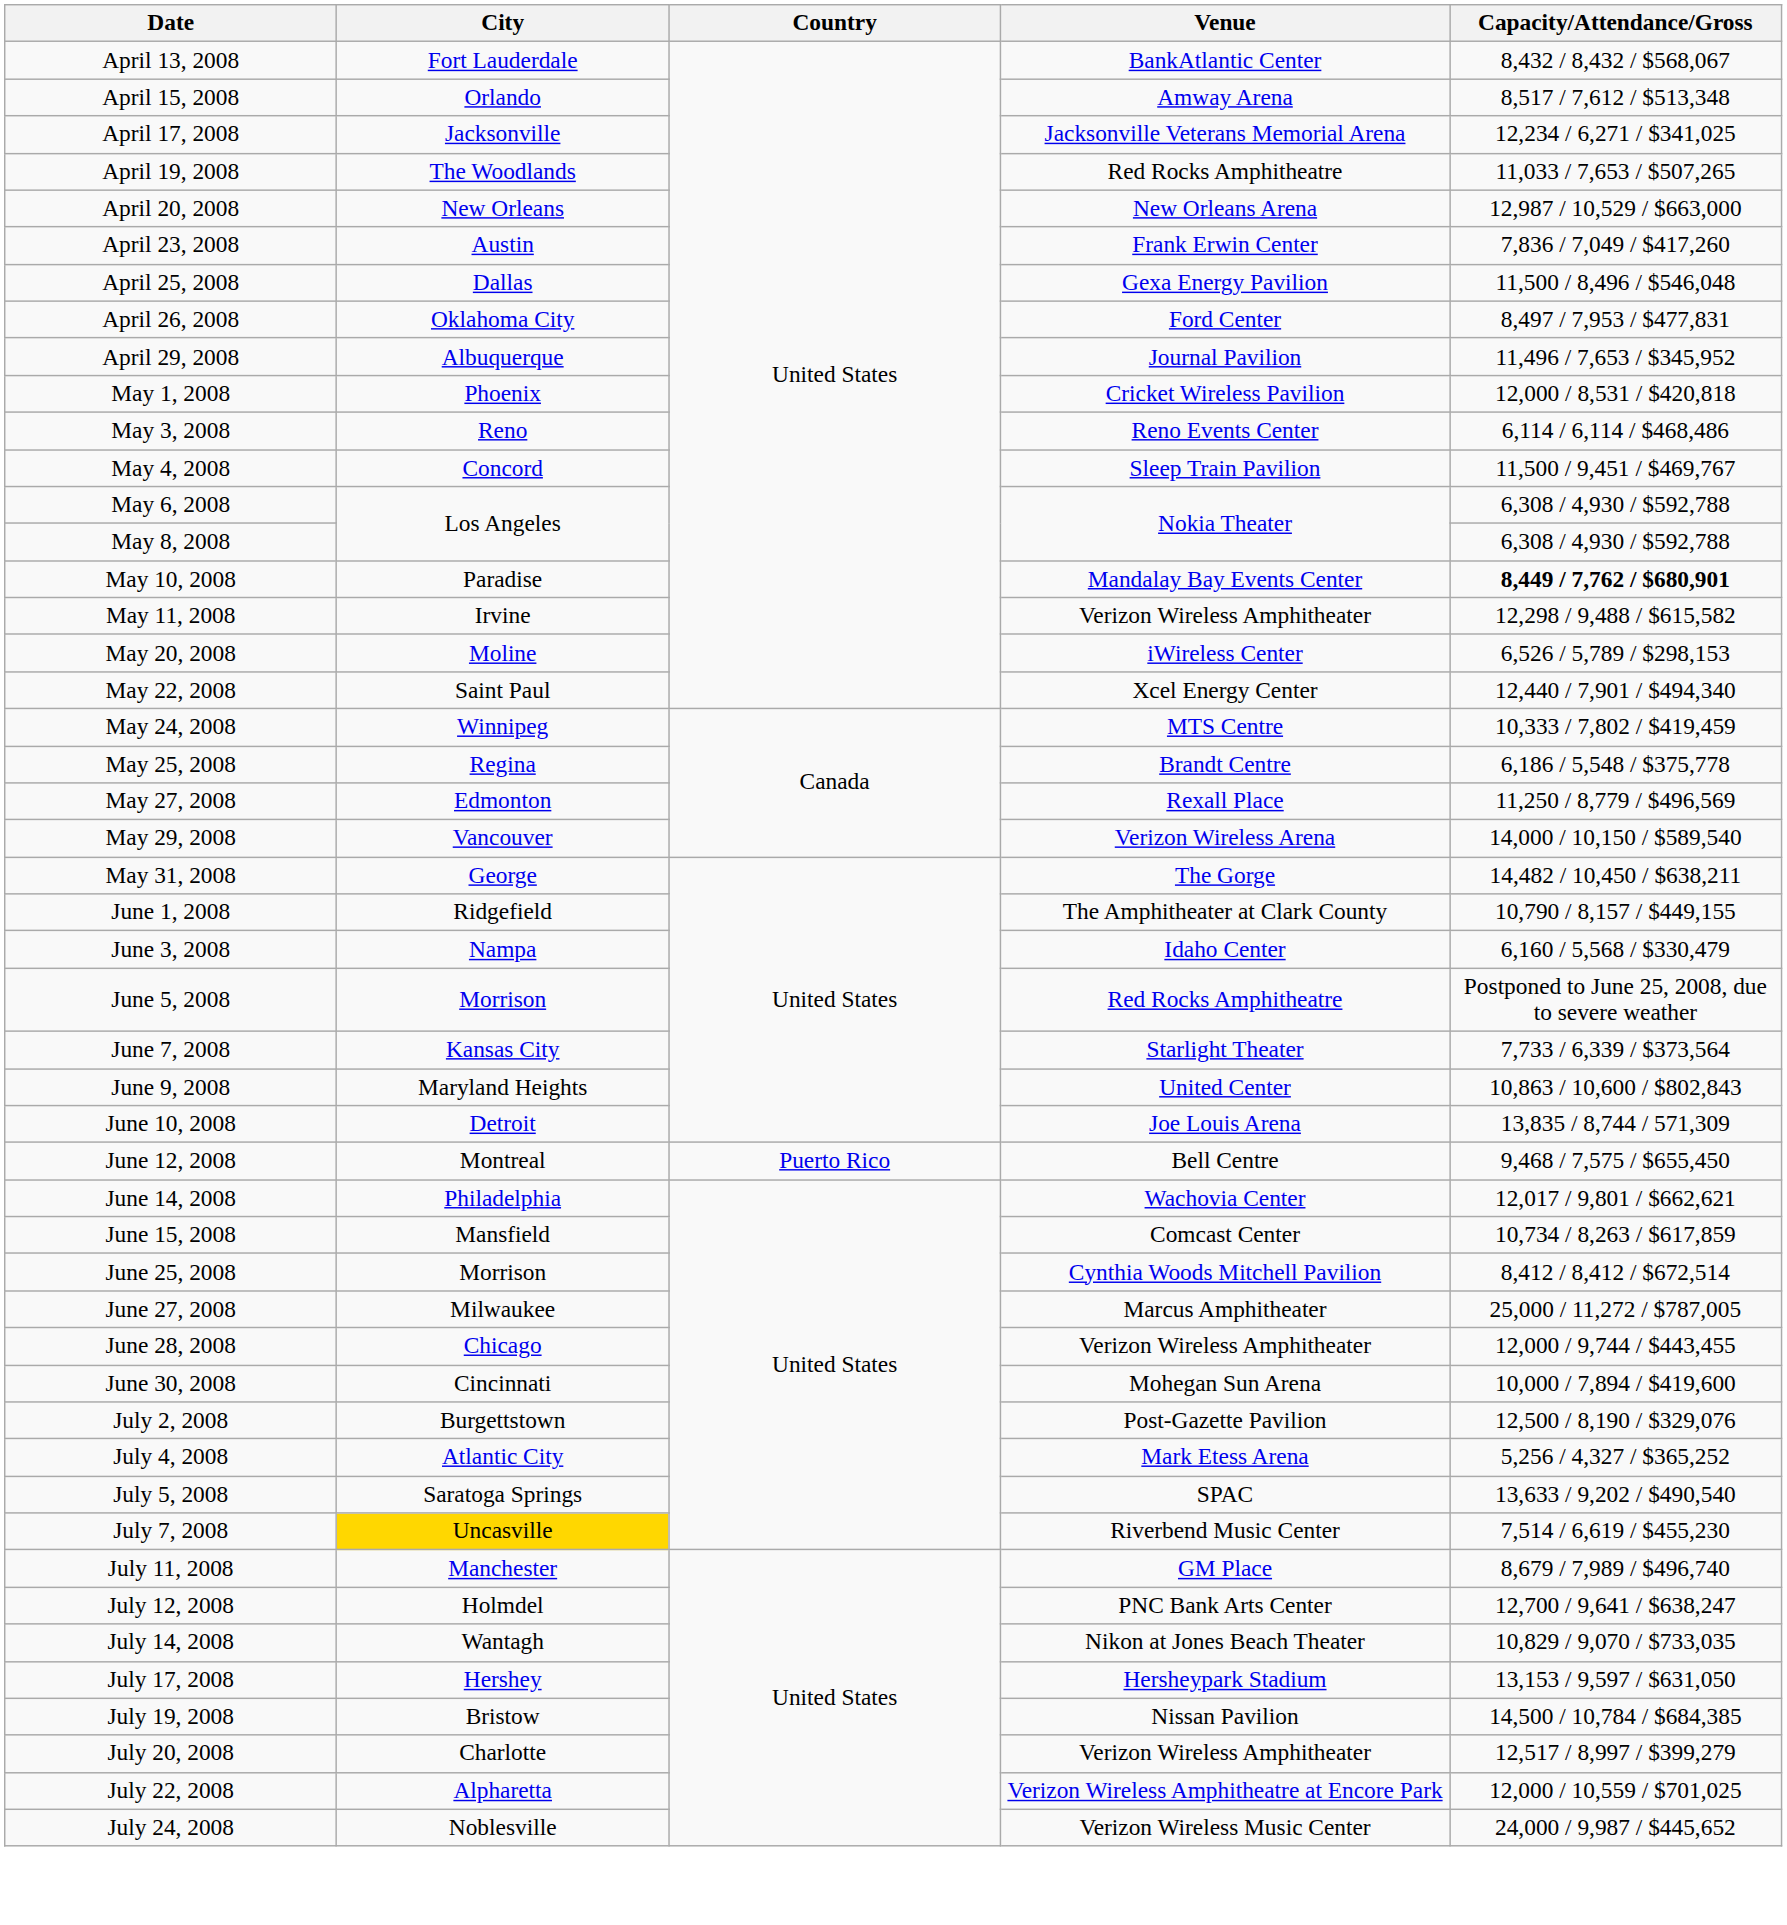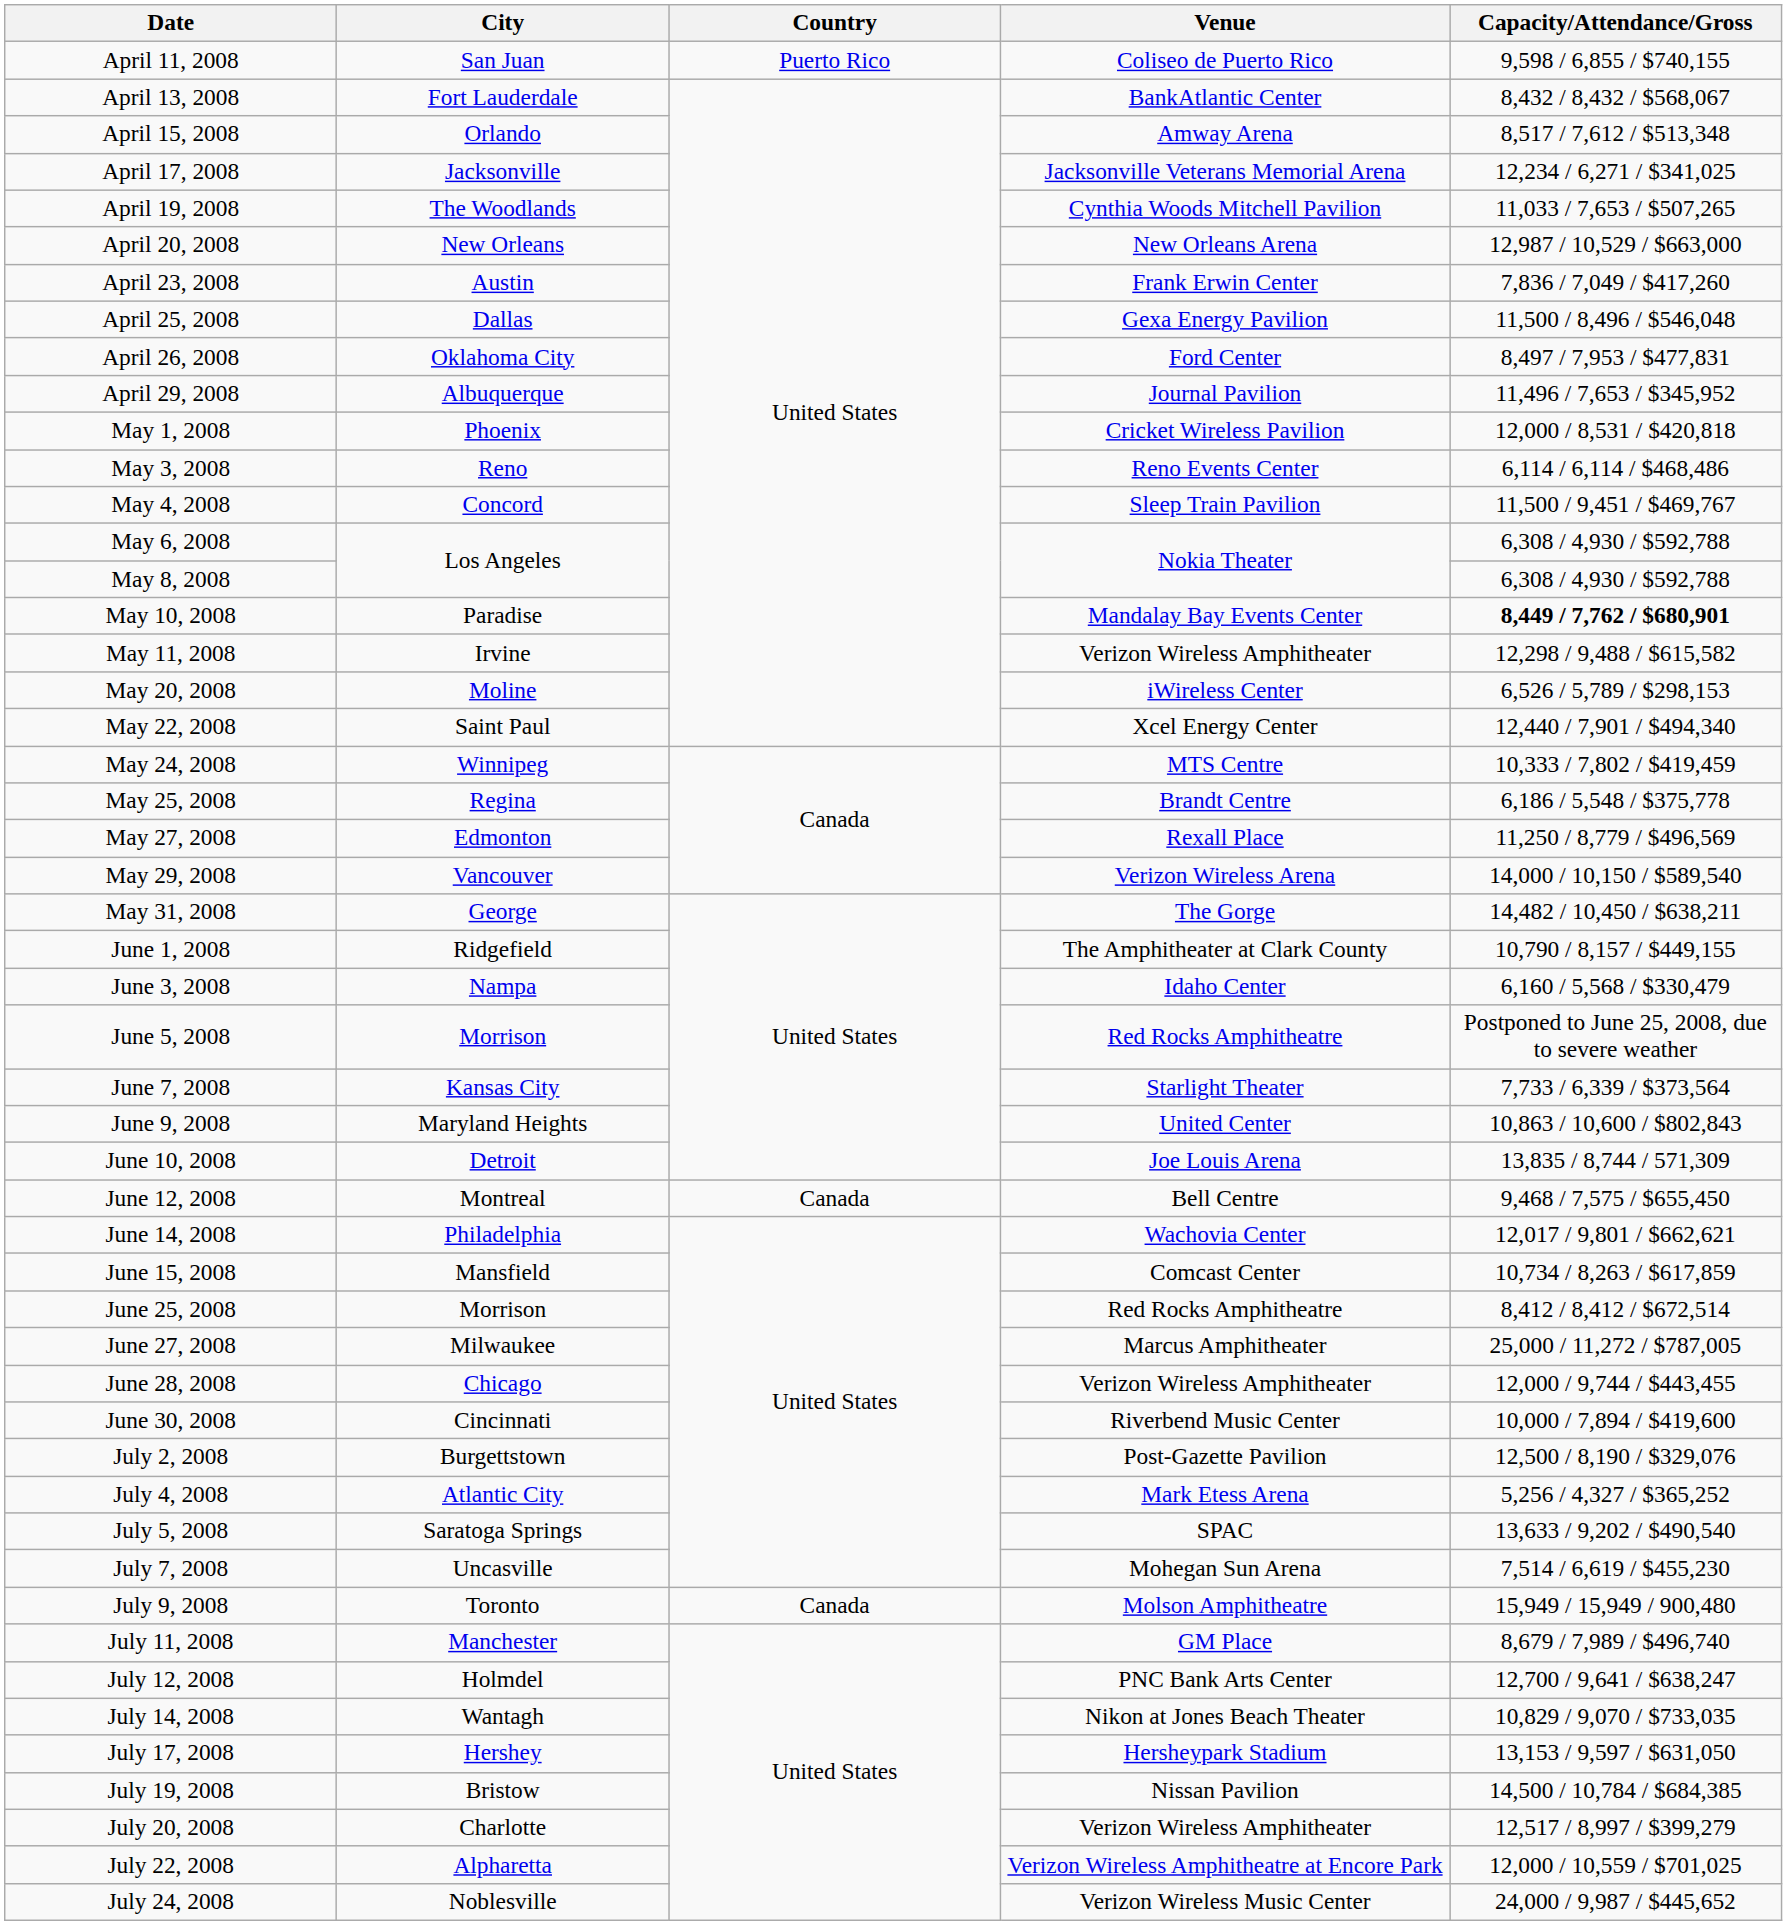+ row: (171, 60)
(1225, 171) Red Rocks Amphitheatre -> (1225, 208) Cynthia Woods Mitchell Pavilion
(835, 1160) Puerto Rico -> (835, 1197) Canada
(1225, 1271) Cynthia Woods Mitchell Pavilion -> (1225, 1308) Red Rocks Amphitheatre
(1225, 1383) Mohegan Sun Arena -> (1225, 1420) Riverbend Music Center
(503, 1531) gold background -> (503, 1568) no background
(1225, 1531) Riverbend Music Center -> (1225, 1568) Mohegan Sun Arena
+ row: (171, 1605)
